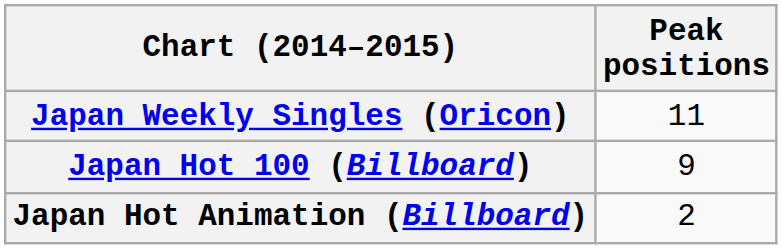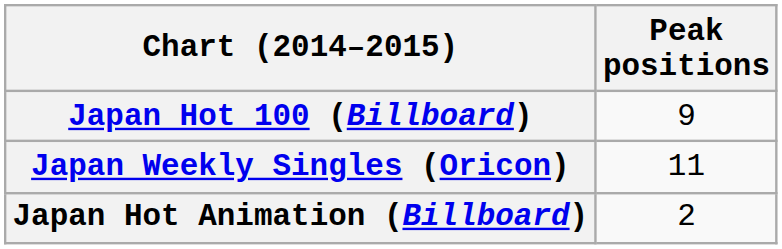rows swapped: (300, 117) <-> (300, 167)
